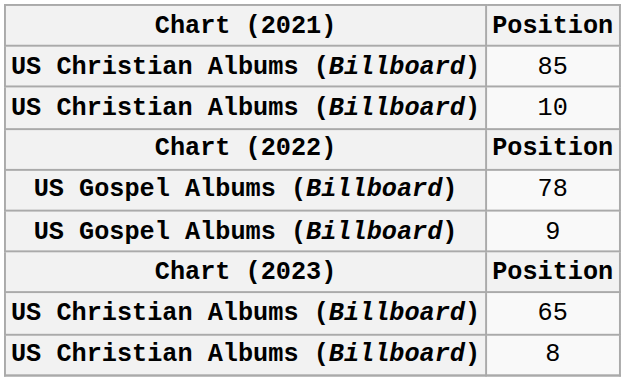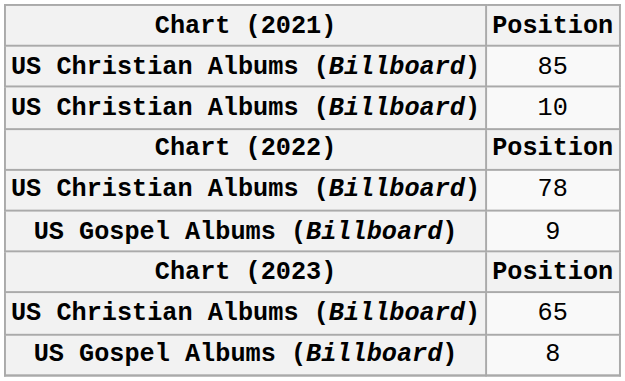(246, 190) US Gospel Albums (Billboard) -> (246, 190) US Christian Albums (Billboard)
(246, 354) US Christian Albums (Billboard) -> (246, 354) US Gospel Albums (Billboard)
